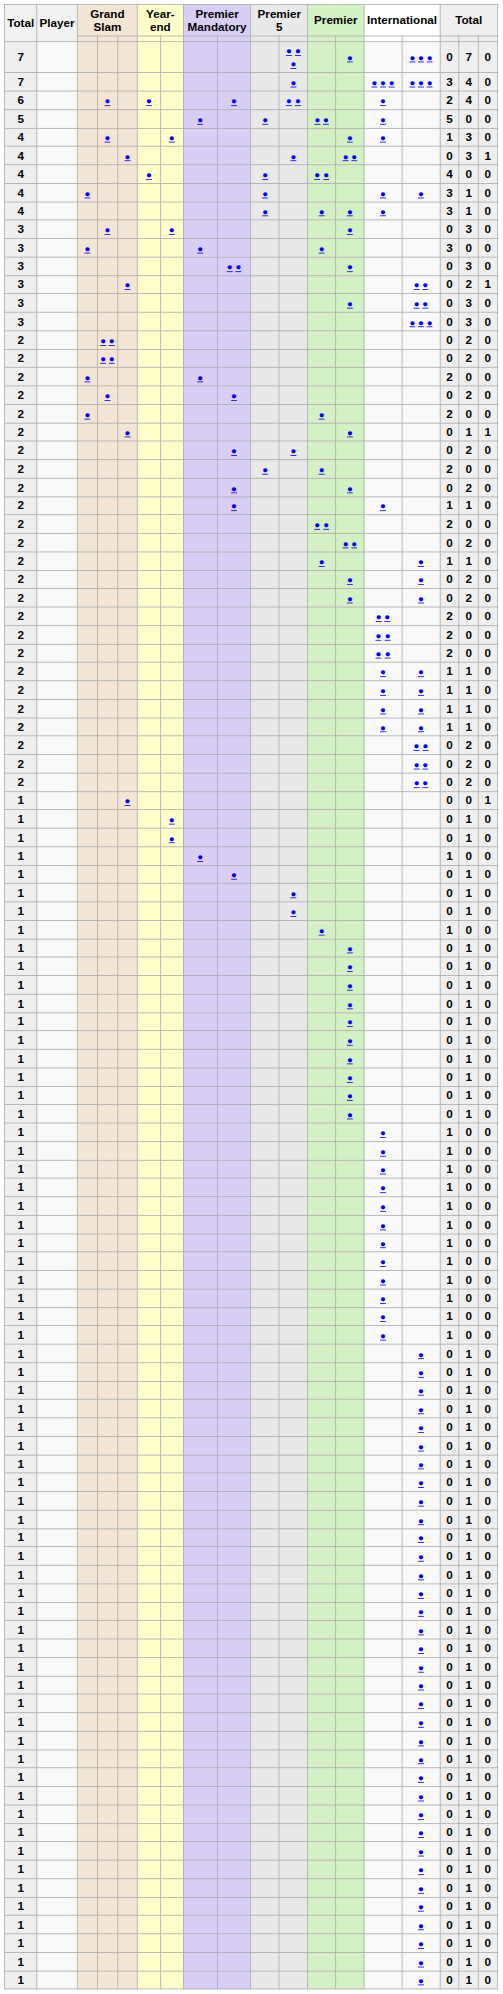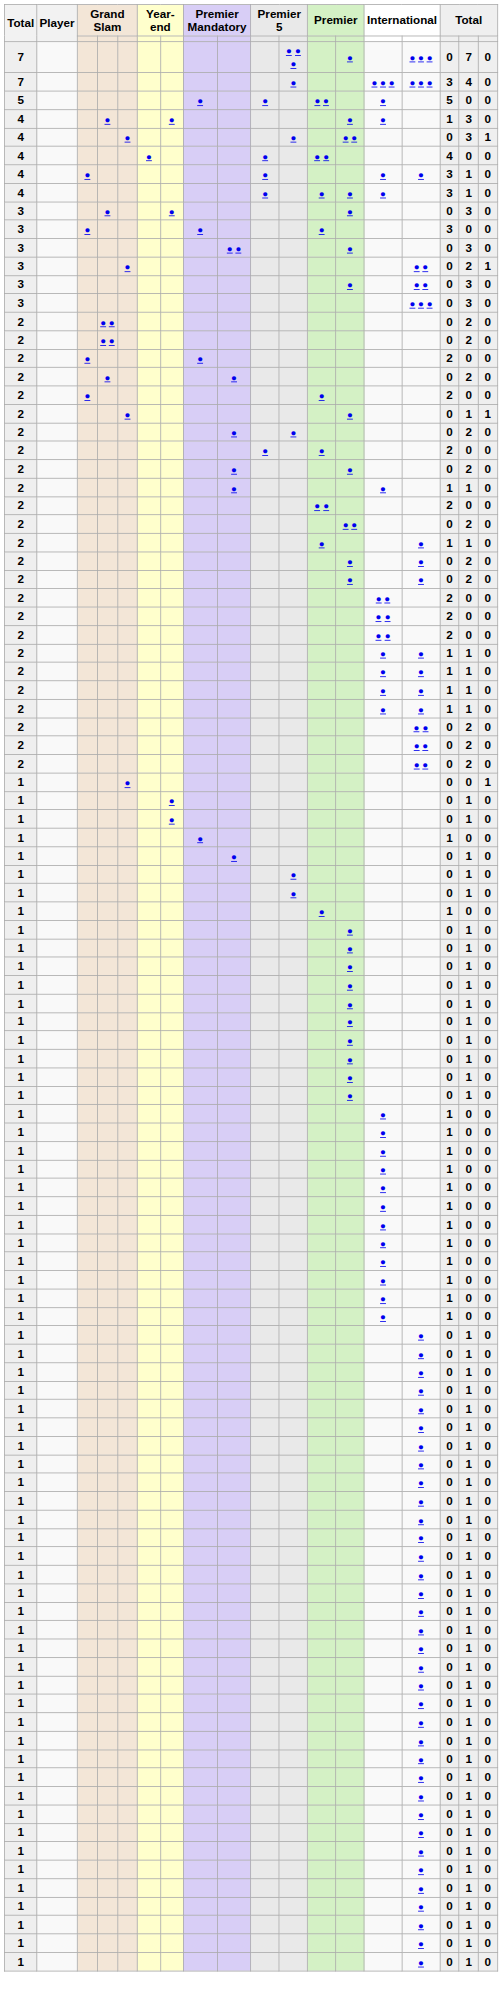- row: (21, 101)
